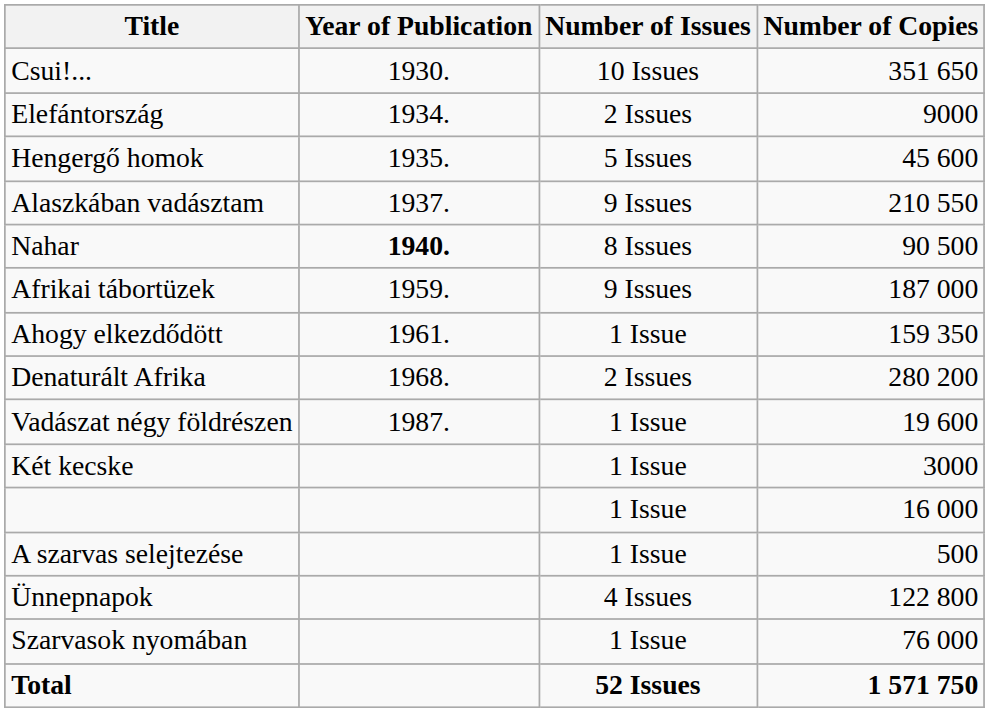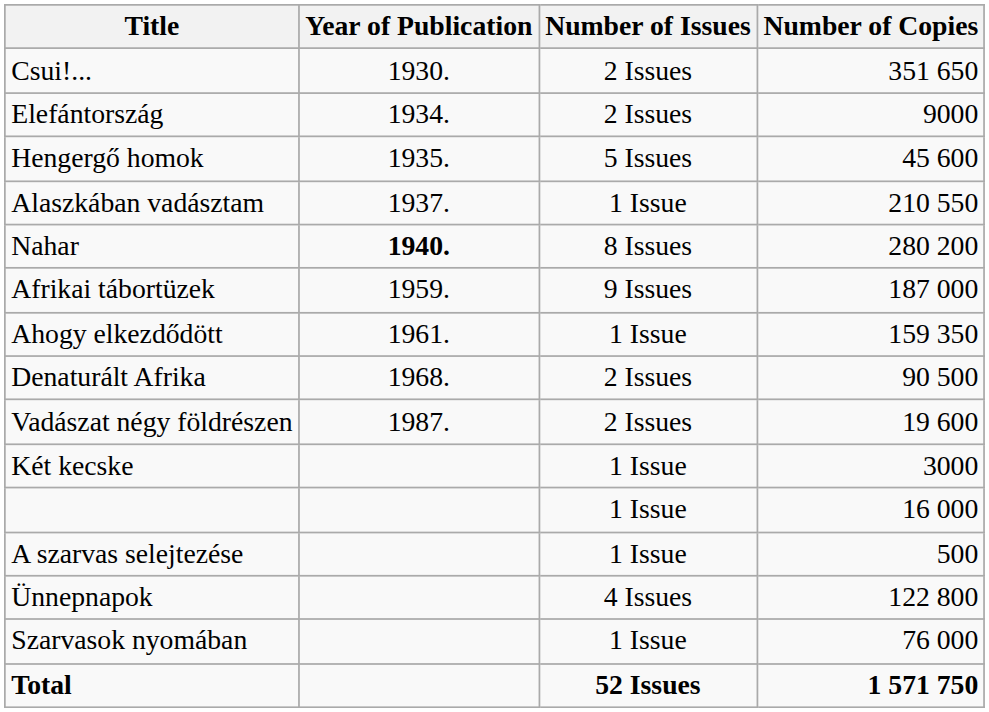(648, 70) 10 Issues -> (648, 70) 2 Issues
(648, 202) 9 Issues -> (648, 202) 1 Issue
(940, 245) 90 500 -> (933, 245) 280 200
(933, 377) 280 200 -> (940, 377) 90 500
(648, 421) 1 Issue -> (648, 421) 2 Issues
